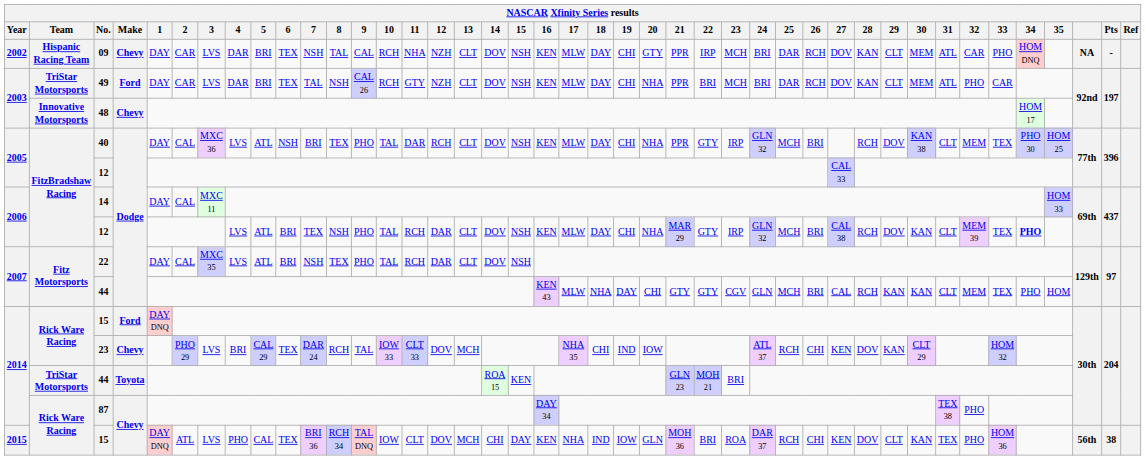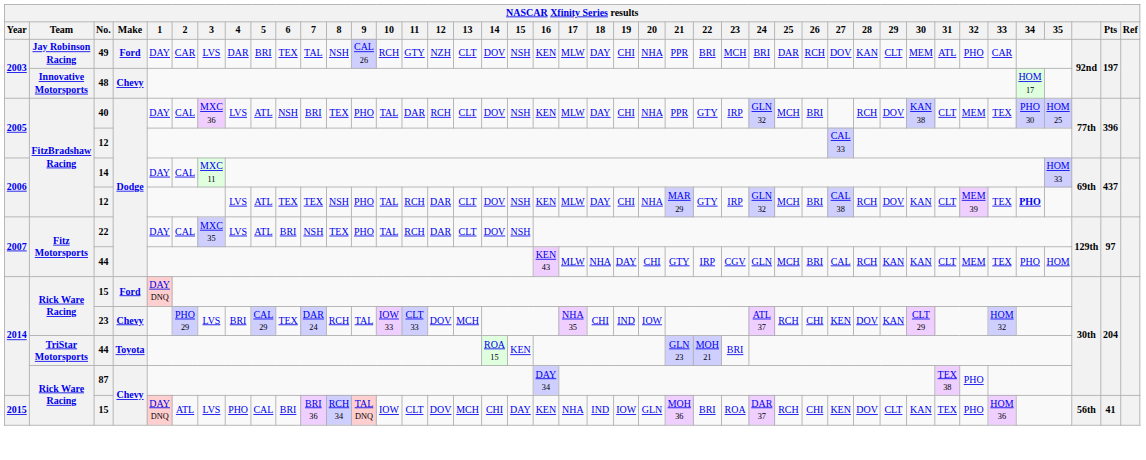- row: (17, 53)
(61, 83) TriStar Motorsports -> (61, 53) Jay Robinson Racing
(288, 232) BRI -> (288, 202) TEX
(708, 291) GTY -> (707, 261) IRP
(288, 439) TEX -> (288, 410) BRI
(1111, 439) 38 -> (1111, 410) 41
